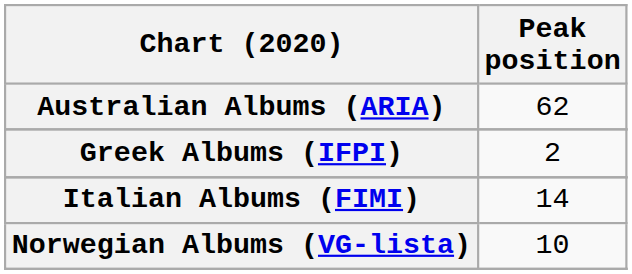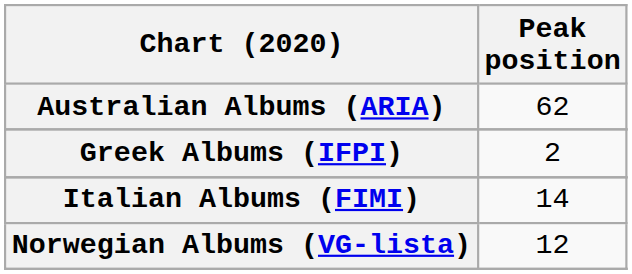(553, 246) 10 -> (553, 246) 12
